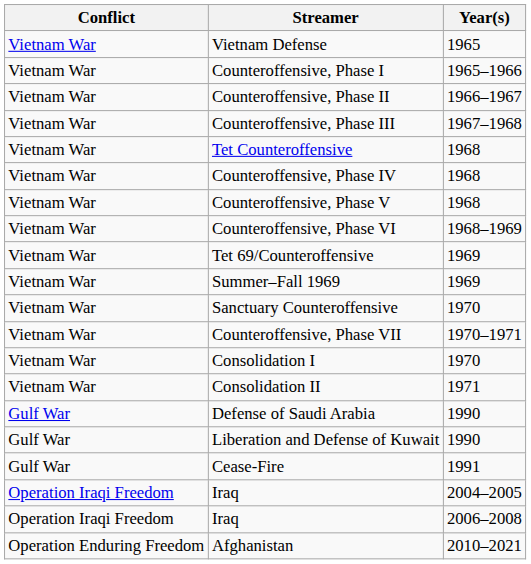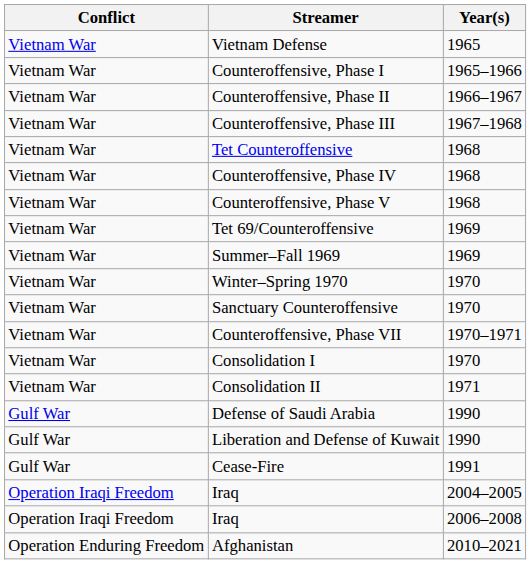- row: (304, 228)
+ row: (280, 281)
